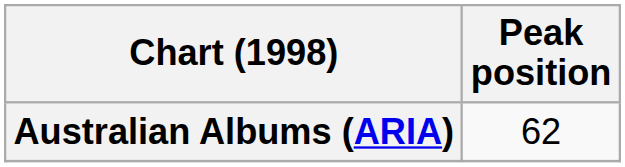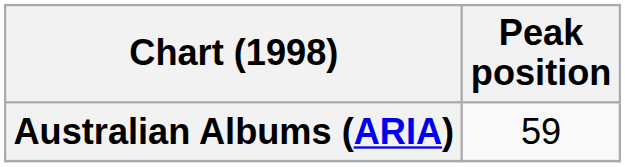(541, 131) 62 -> (541, 131) 59
